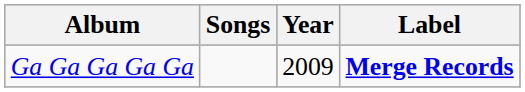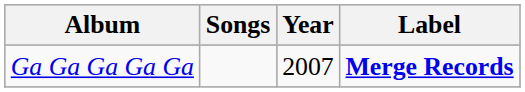(308, 65) 2009 -> (308, 65) 2007
